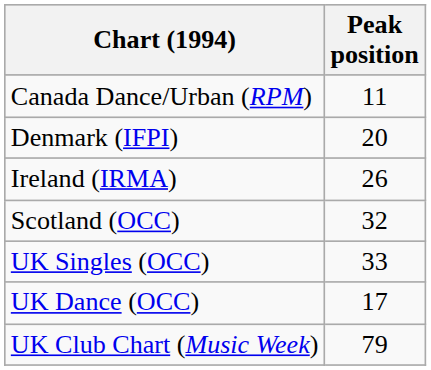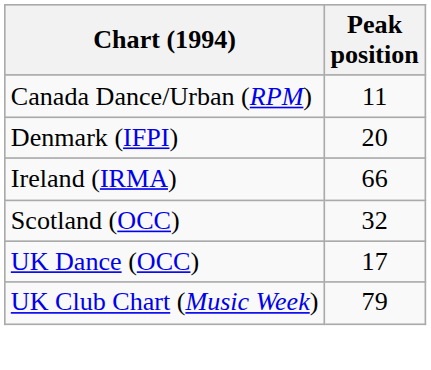(375, 178) 26 -> (375, 178) 66
- row: (110, 261)
